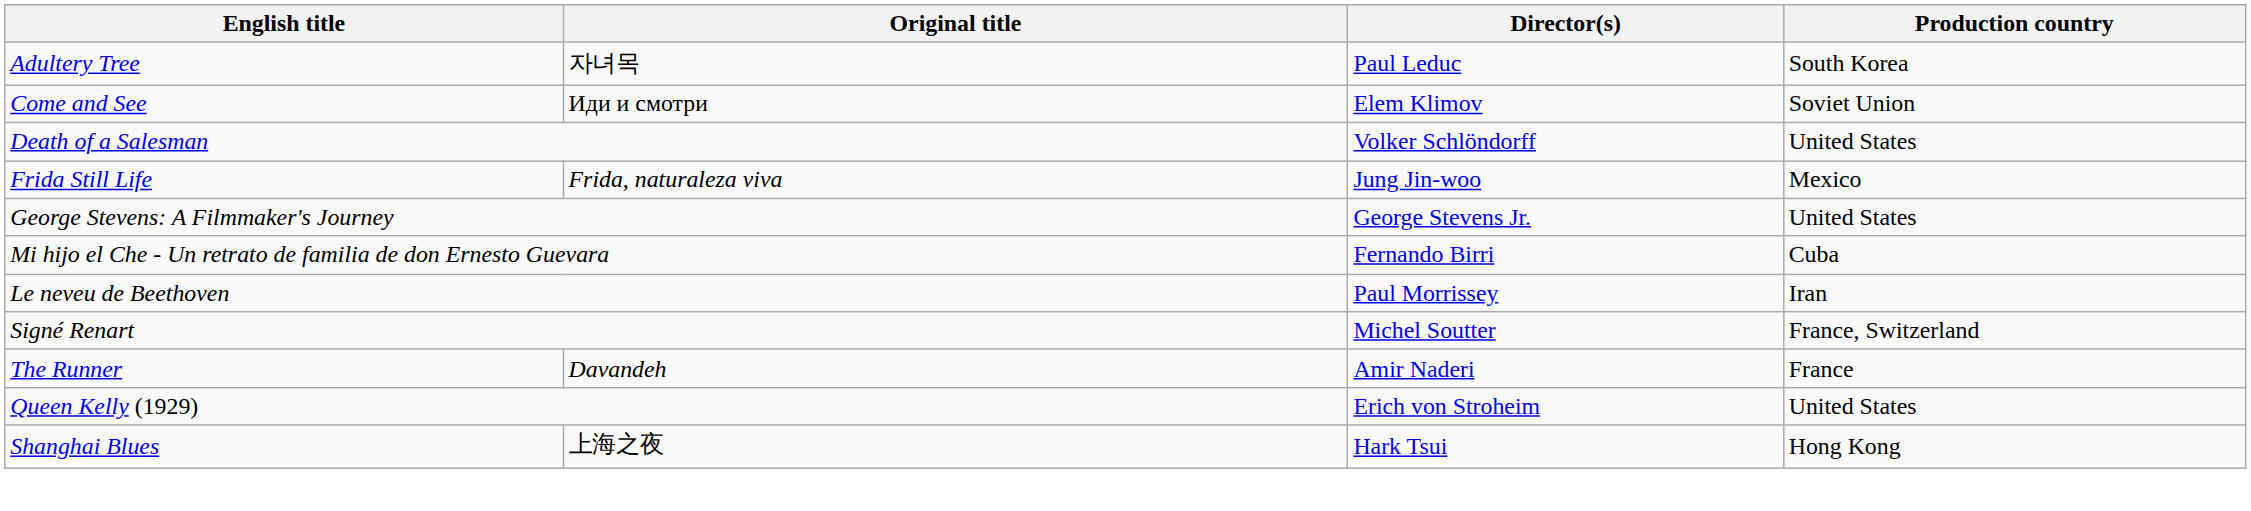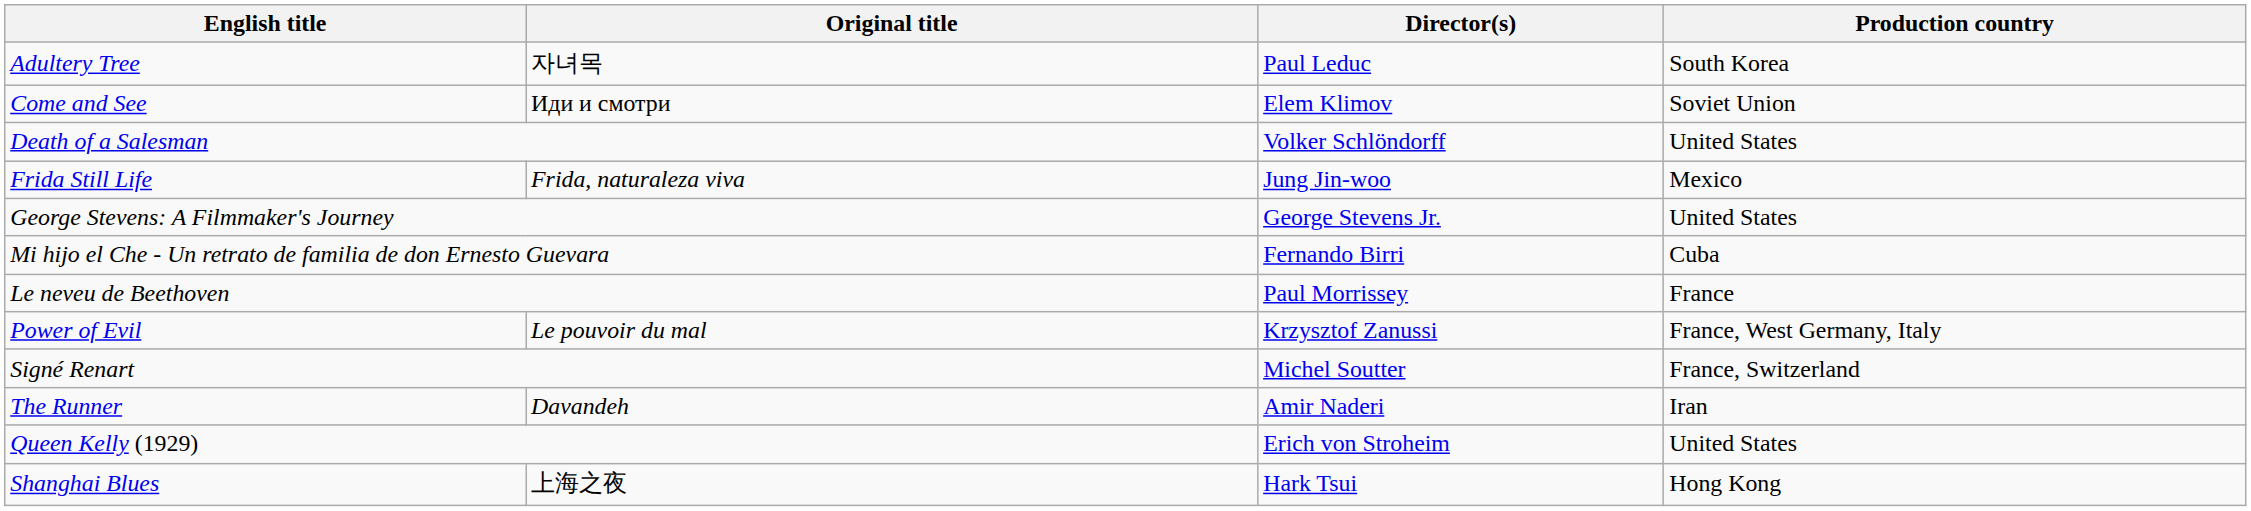(1808, 292) Iran -> (1702, 292) France
+ row: (76, 330)
(1821, 368) France -> (1688, 405) Iran
